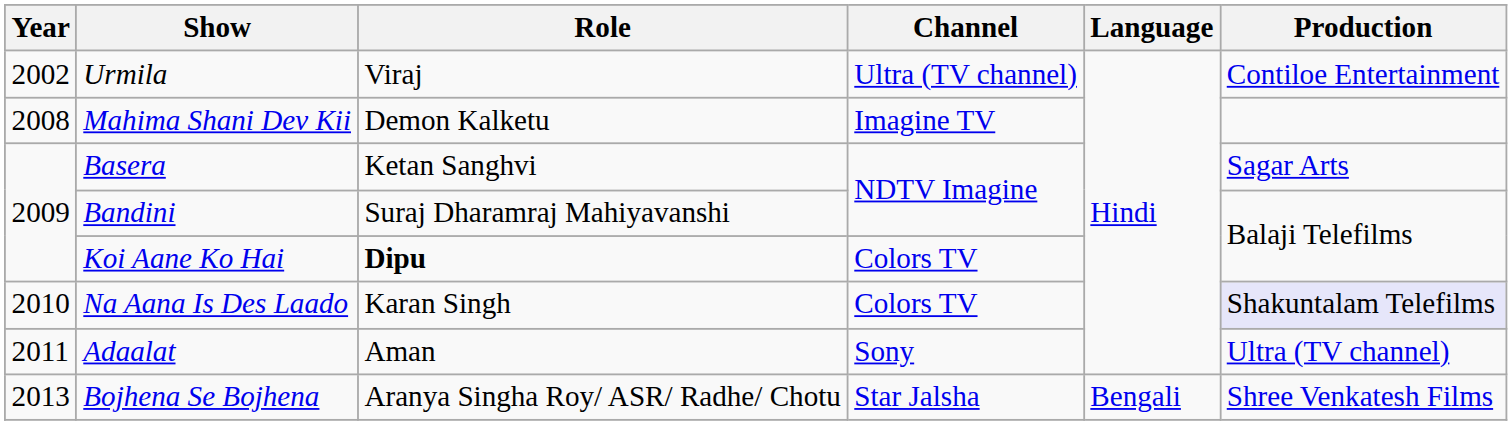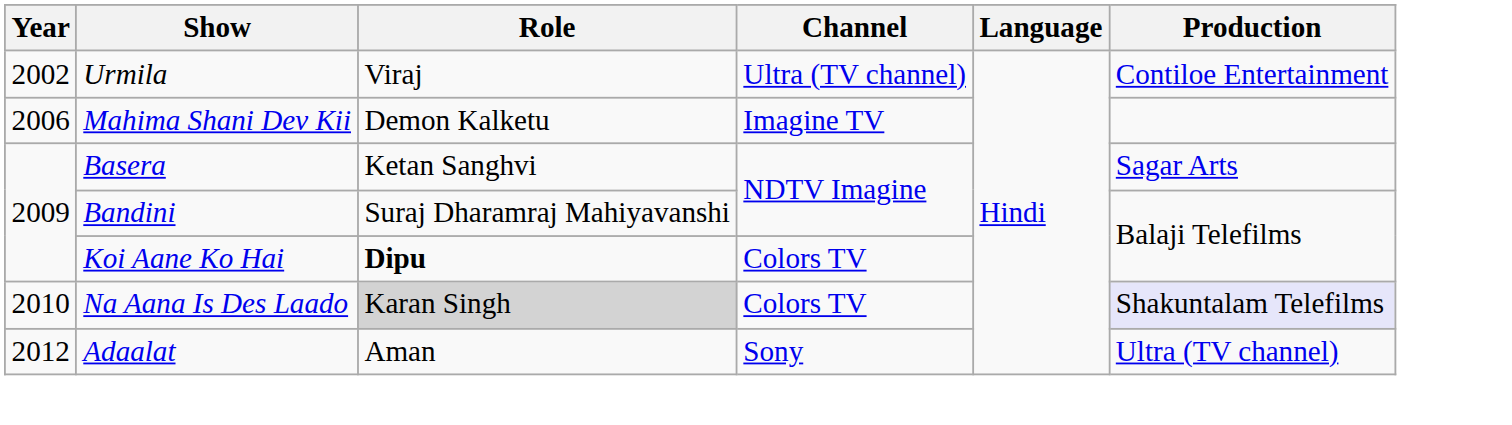(41, 119) 2008 -> (41, 119) 2006
(438, 304) no background -> (438, 304) lightgrey background
(40, 350) 2011 -> (41, 350) 2012
- row: (201, 397)
